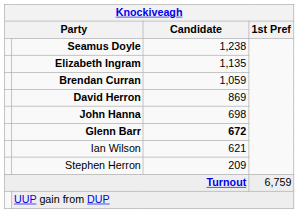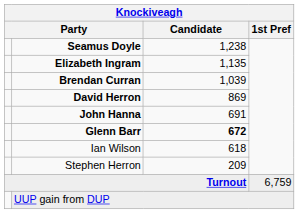(233, 81) 1,059 -> (233, 81) 1,039
(237, 115) 698 -> (237, 115) 691
(237, 149) 621 -> (237, 149) 618
